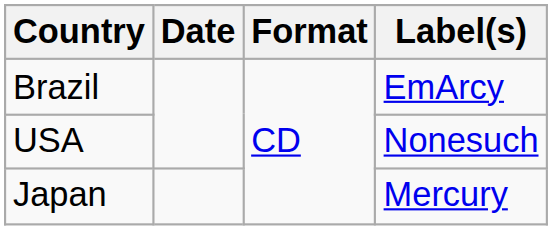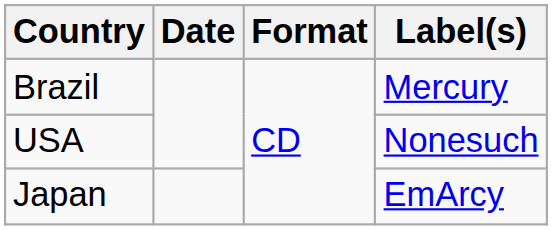(444, 86) EmArcy -> (446, 86) Mercury
(446, 195) Mercury -> (444, 195) EmArcy
